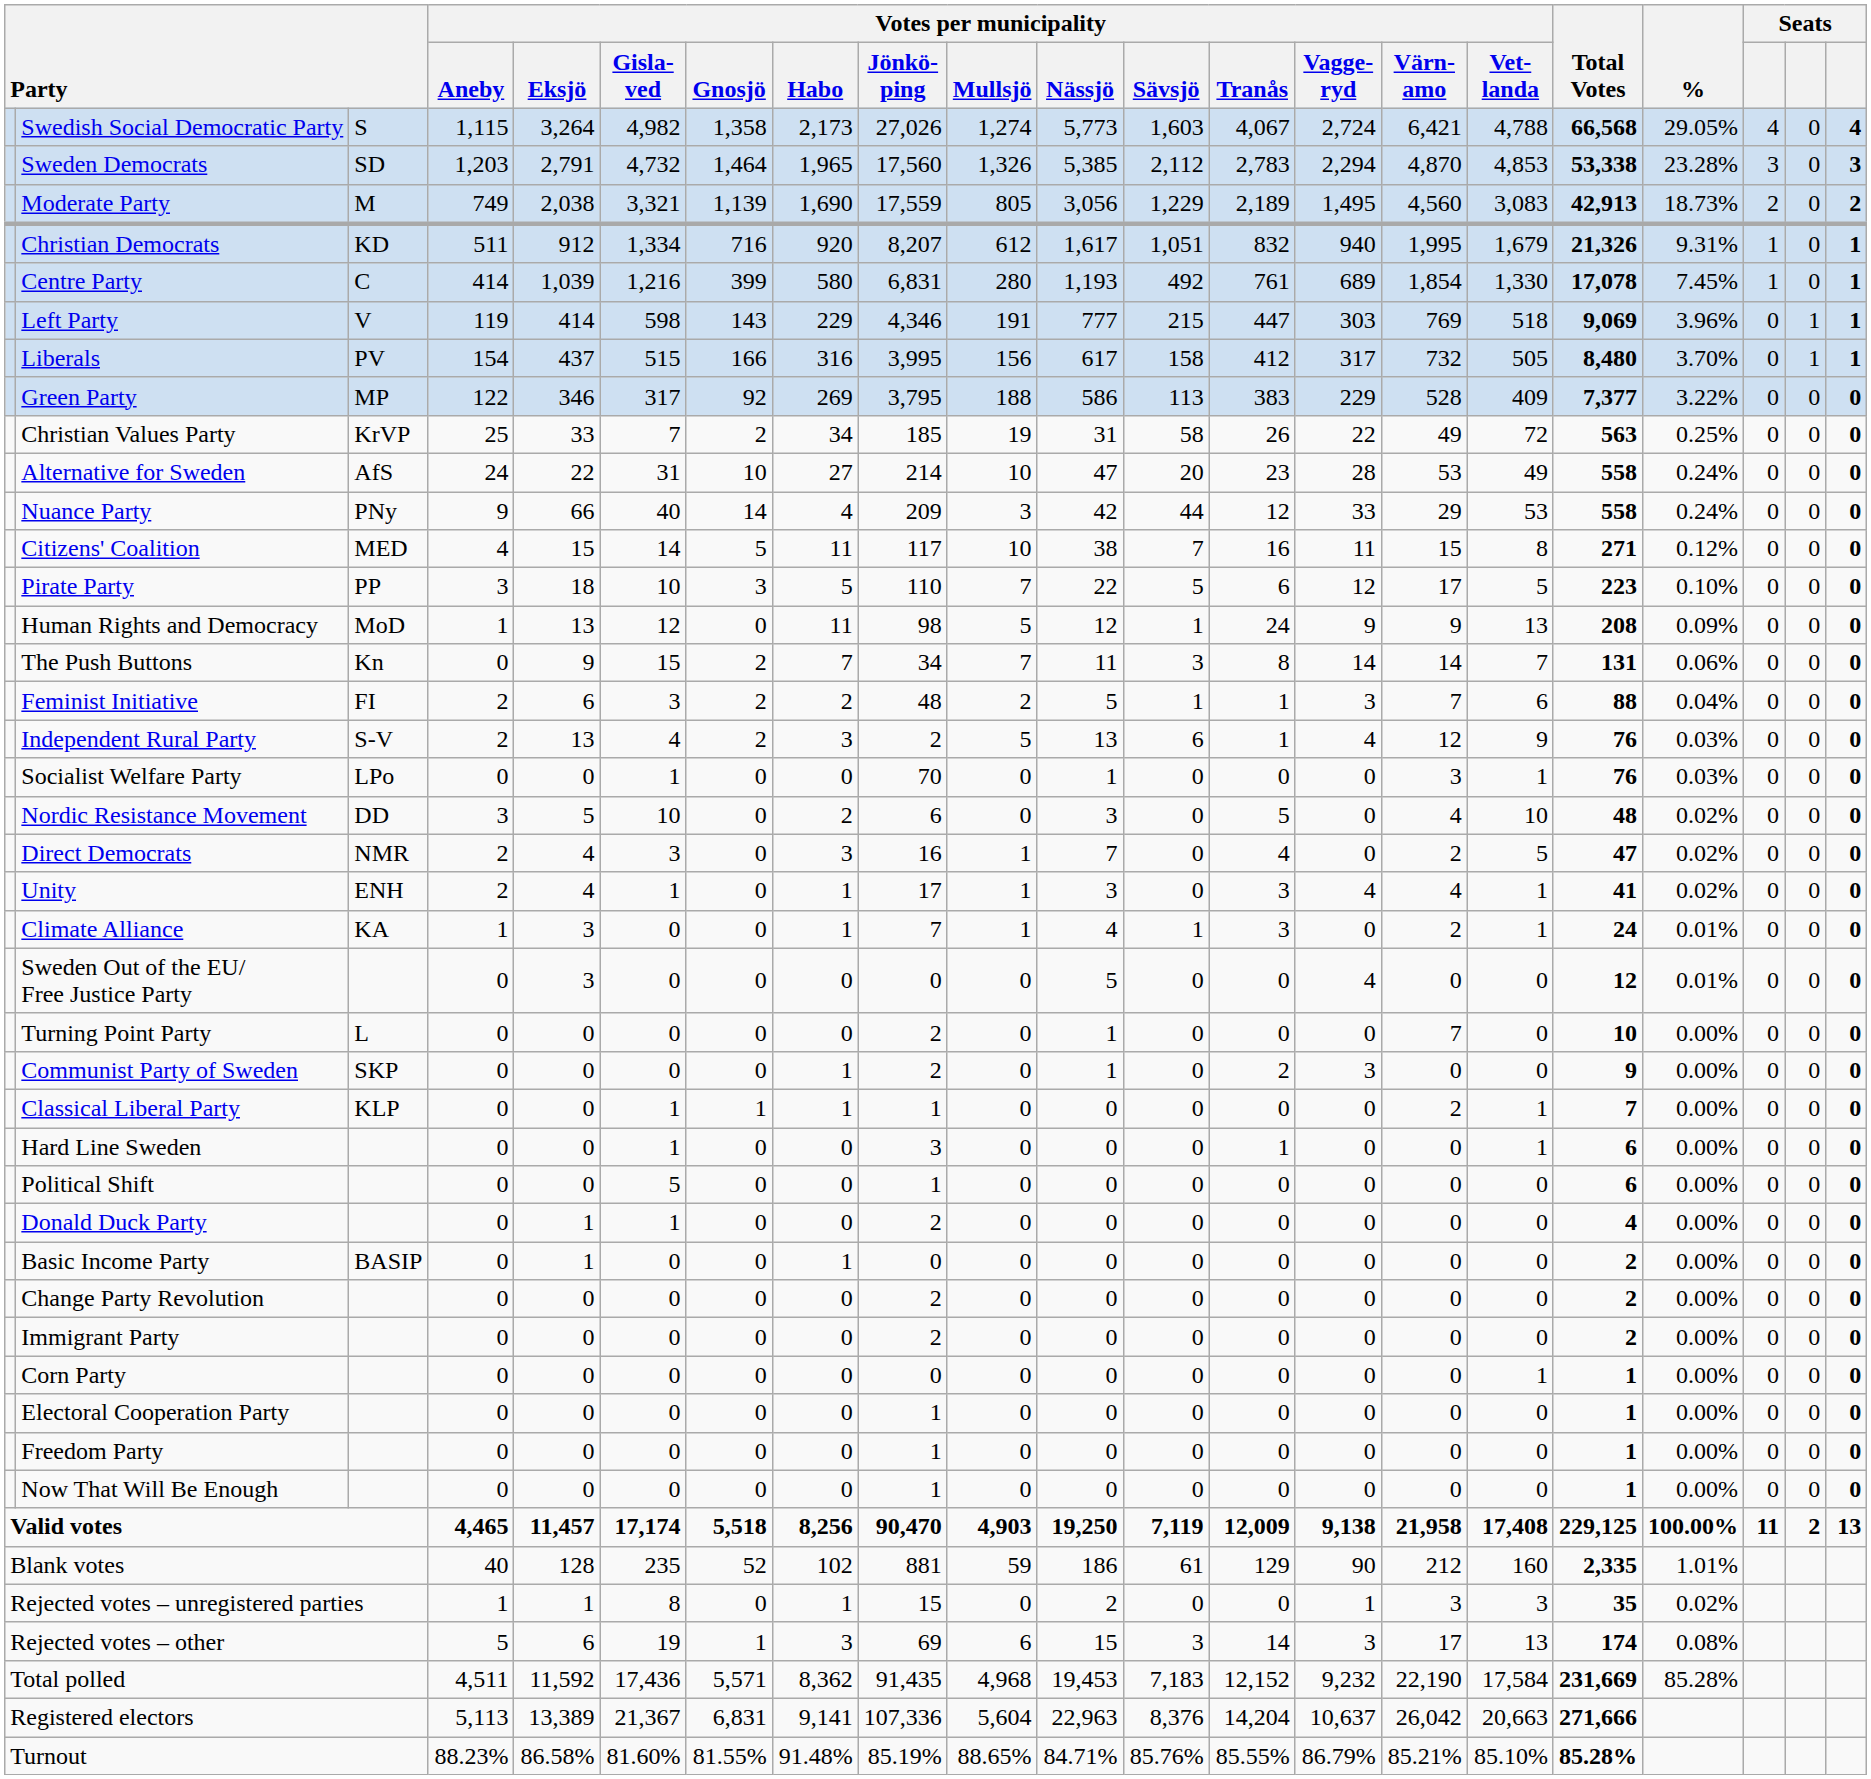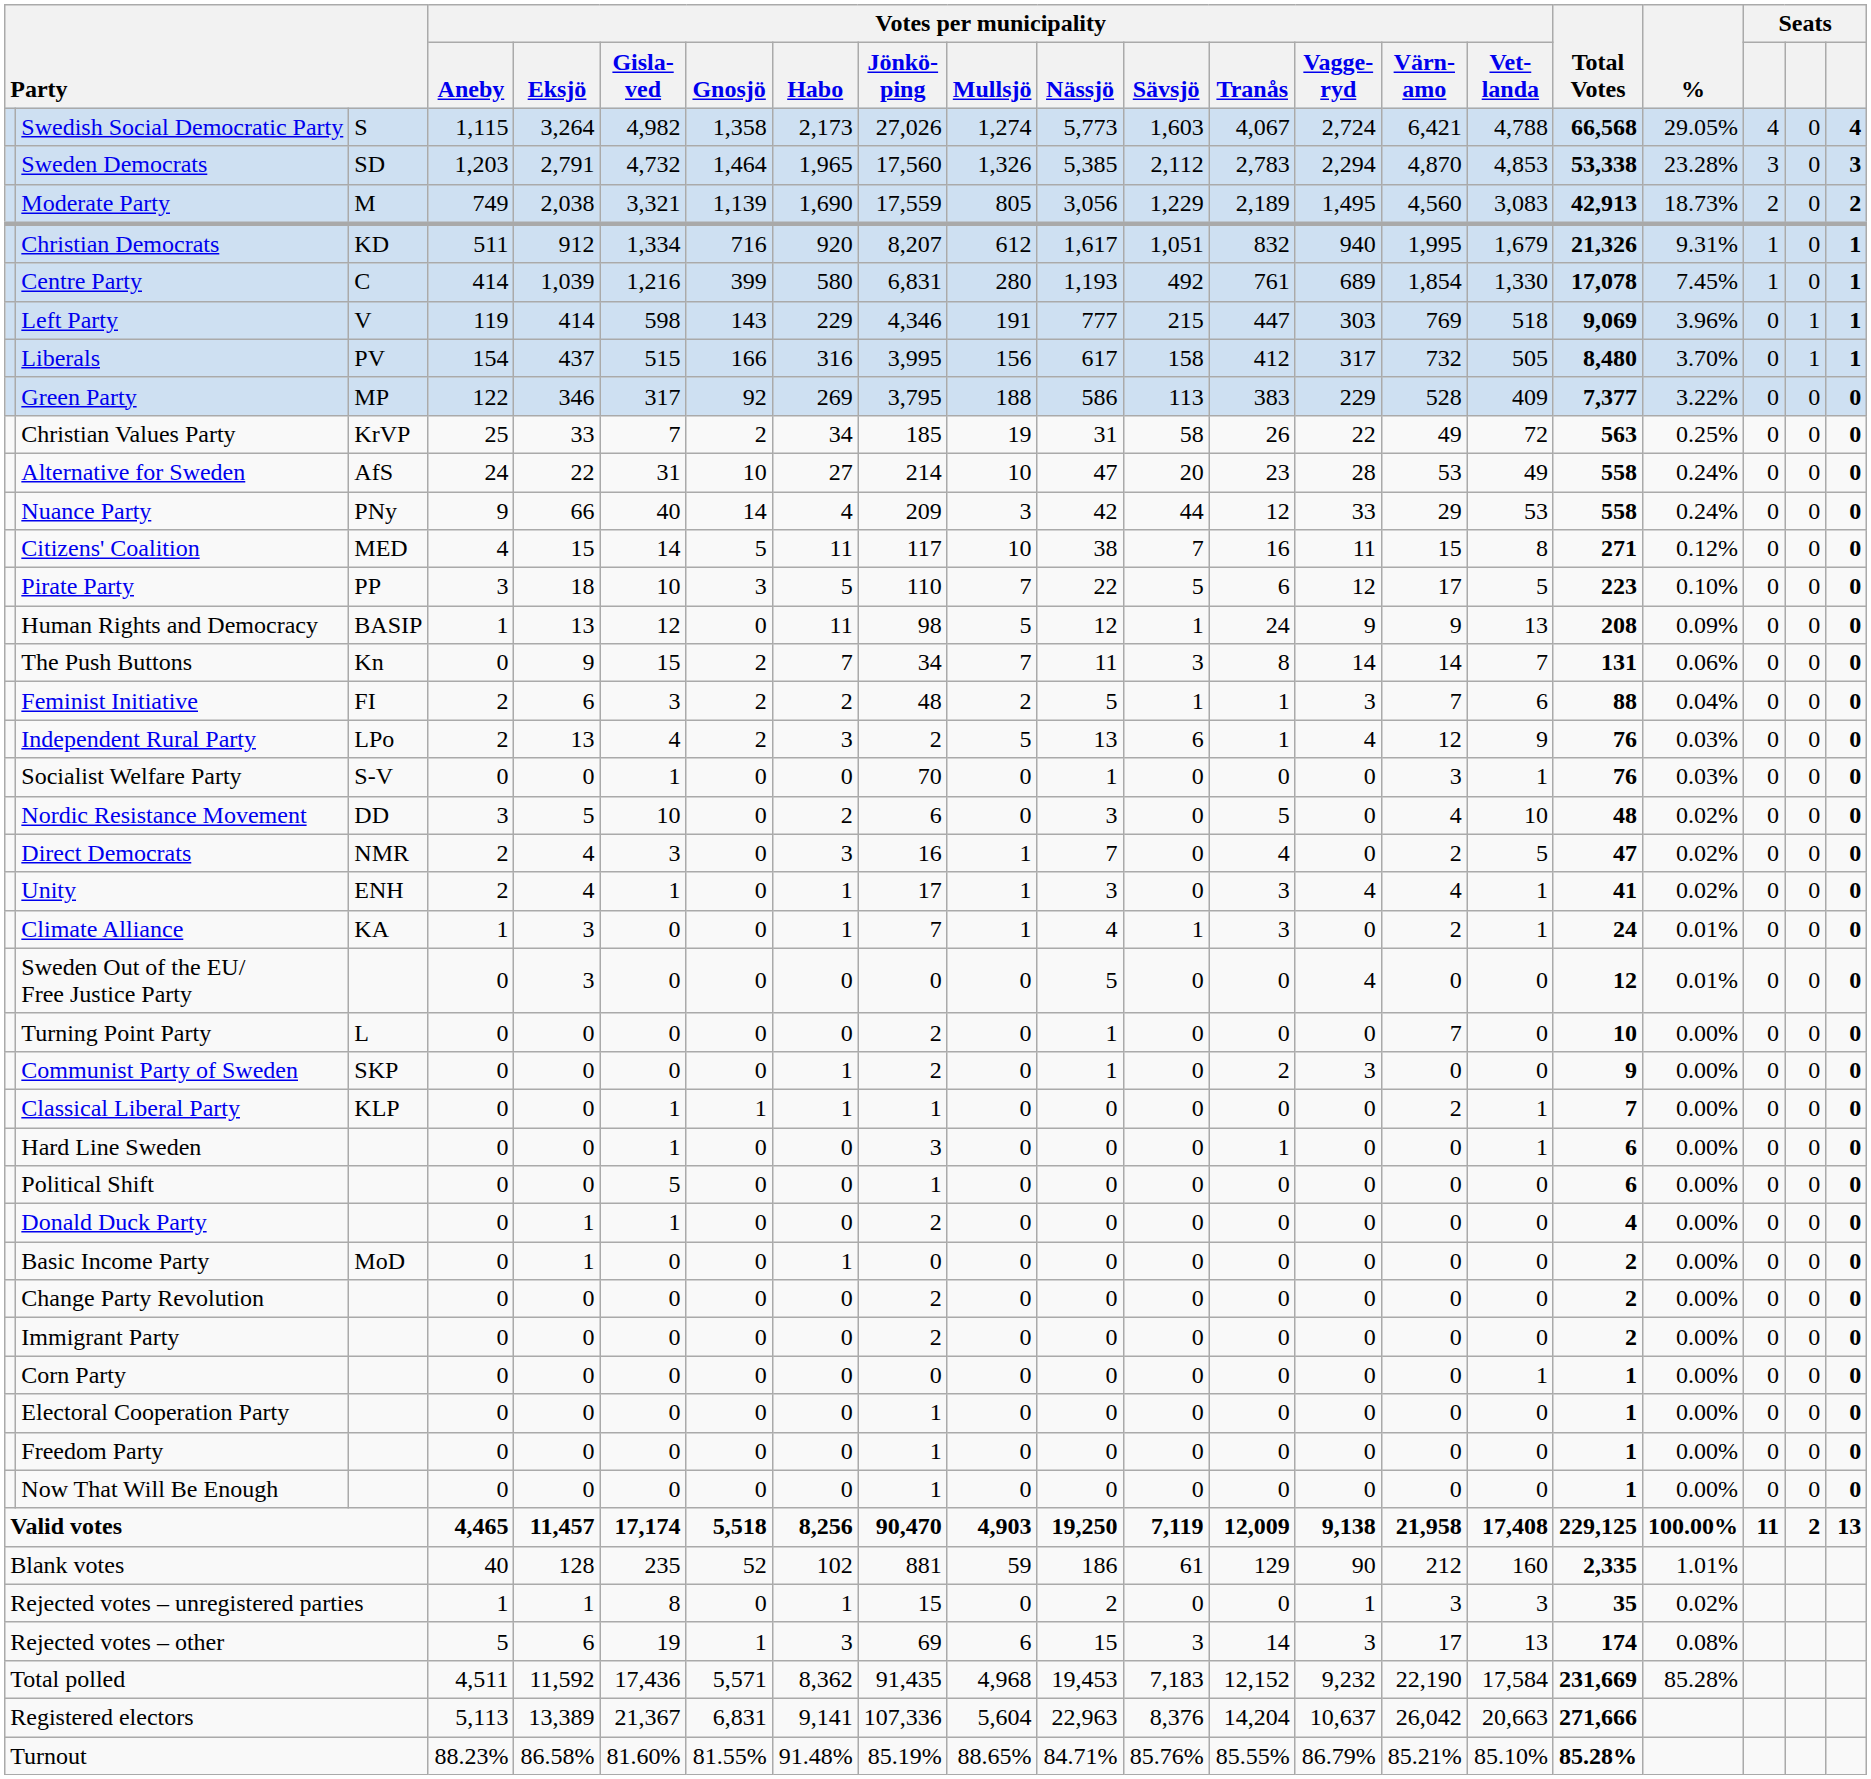(380, 624) MoD -> (388, 624) BASIP
(374, 738) S-V -> (374, 738) LPo
(374, 776) LPo -> (374, 776) S-V
(388, 1260) BASIP -> (380, 1260) MoD
